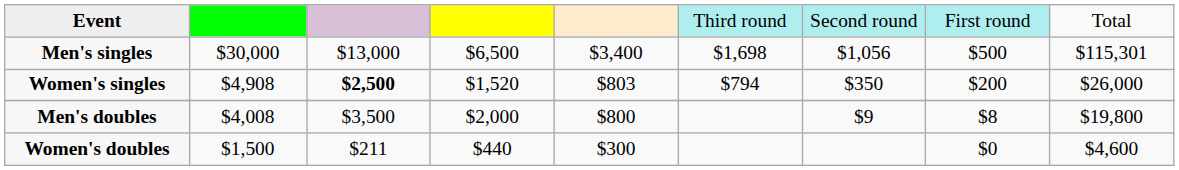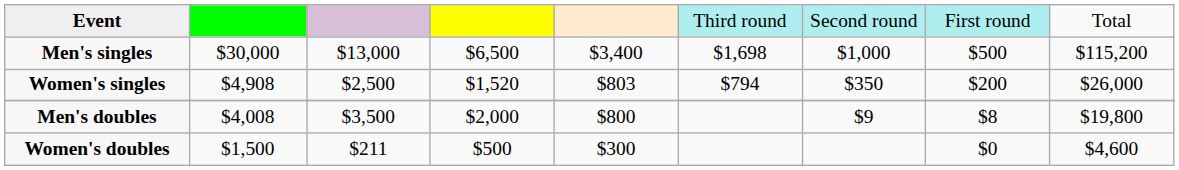(864, 52) $1,056 -> (864, 52) $1,000
(1112, 52) $115,301 -> (1112, 52) $115,200
(368, 85) bold -> (368, 85) normal
(492, 149) $440 -> (492, 149) $500
